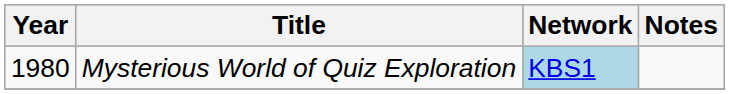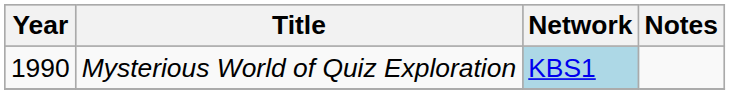(40, 67) 1980 -> (40, 67) 1990
